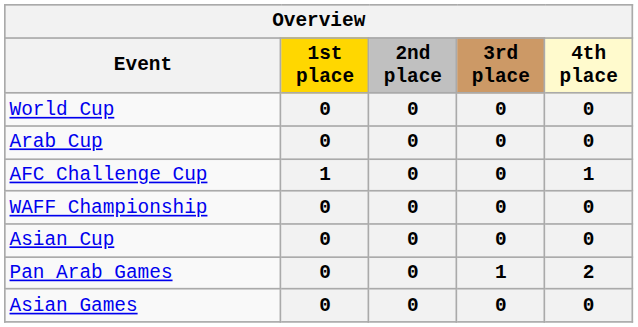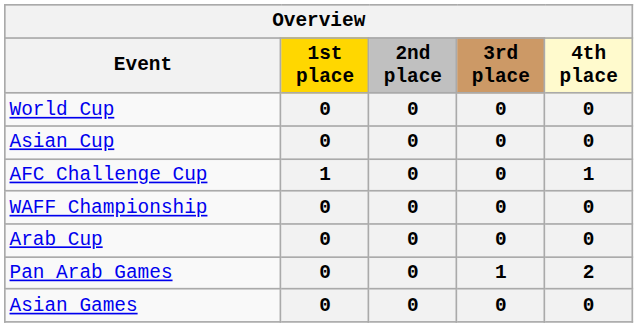rows swapped: (62, 240) <-> (56, 142)
